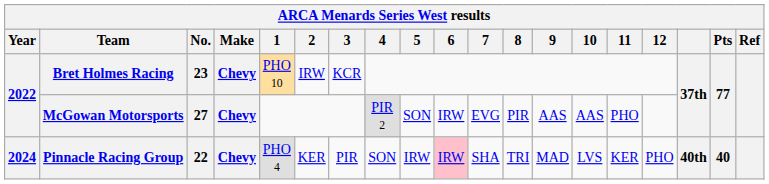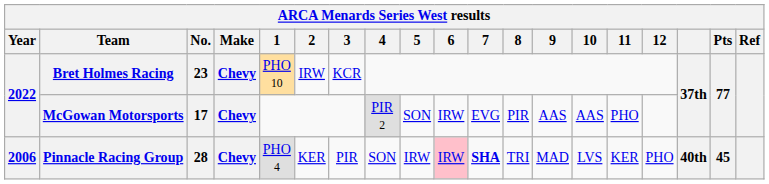(201, 115) 27 -> (201, 115) 17
(22, 157) 2024 -> (22, 157) 2006
(201, 157) 22 -> (201, 157) 28
(486, 157) normal -> (486, 157) bold
(723, 157) 40 -> (723, 157) 45
